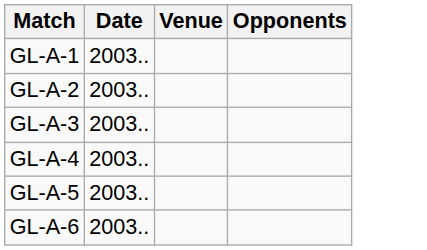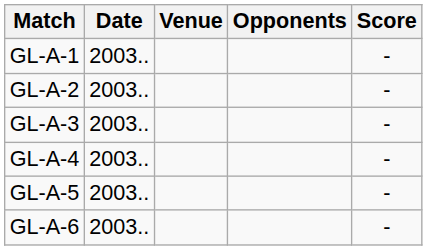+ column: (387, 21)
